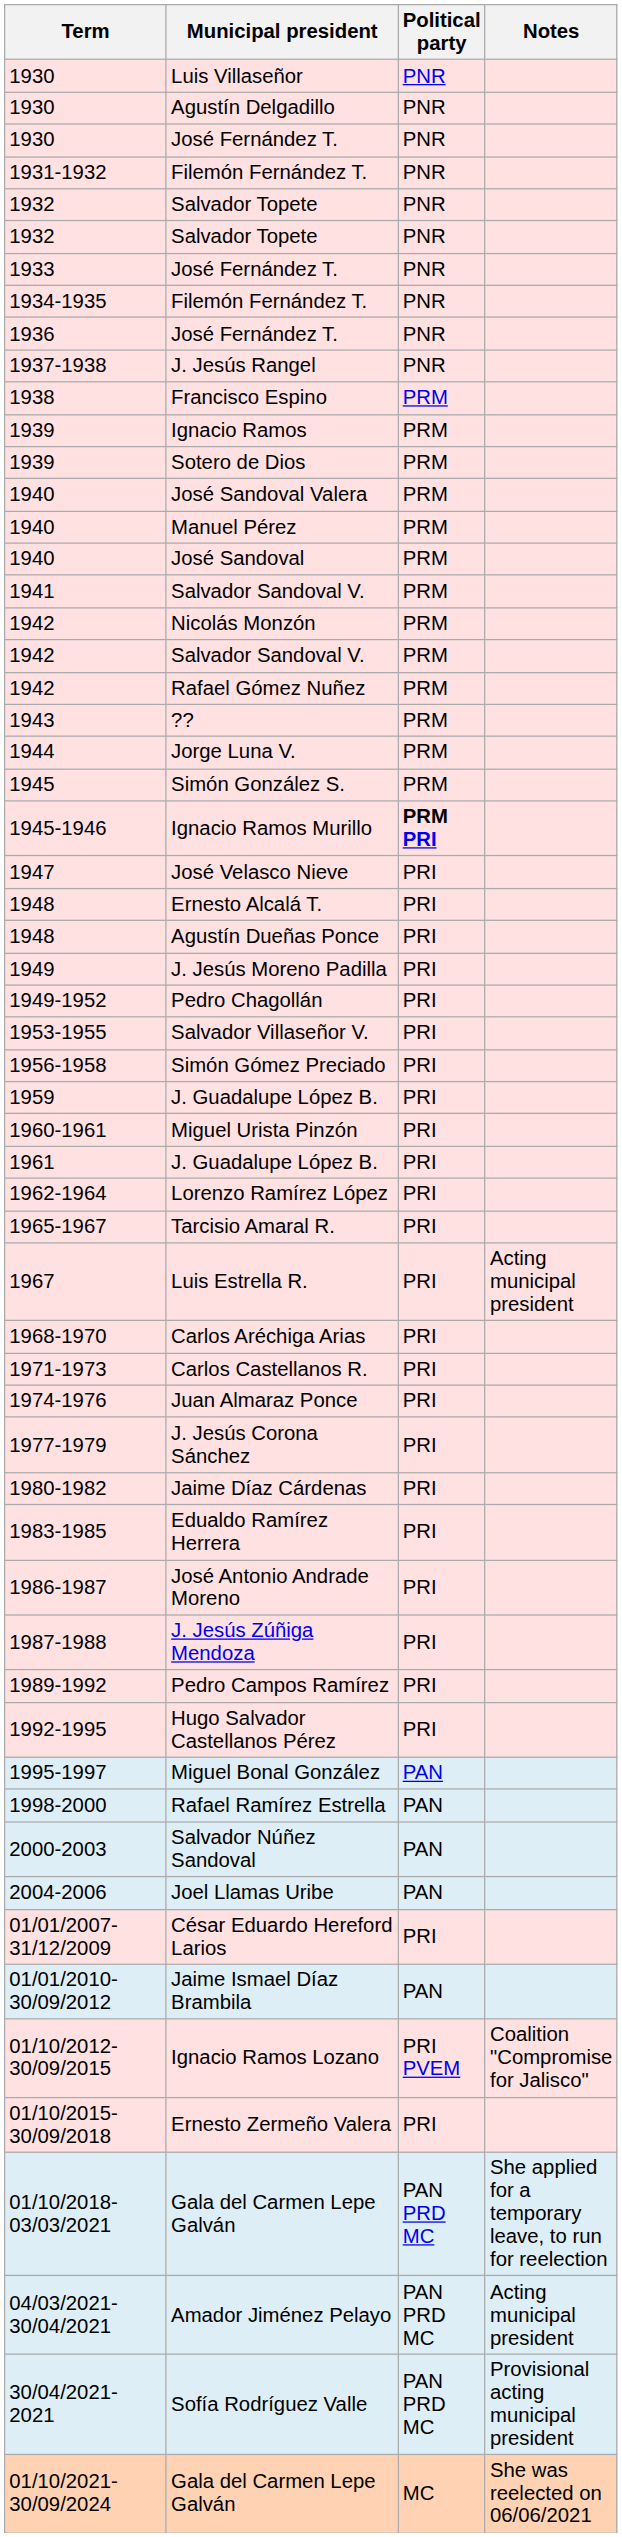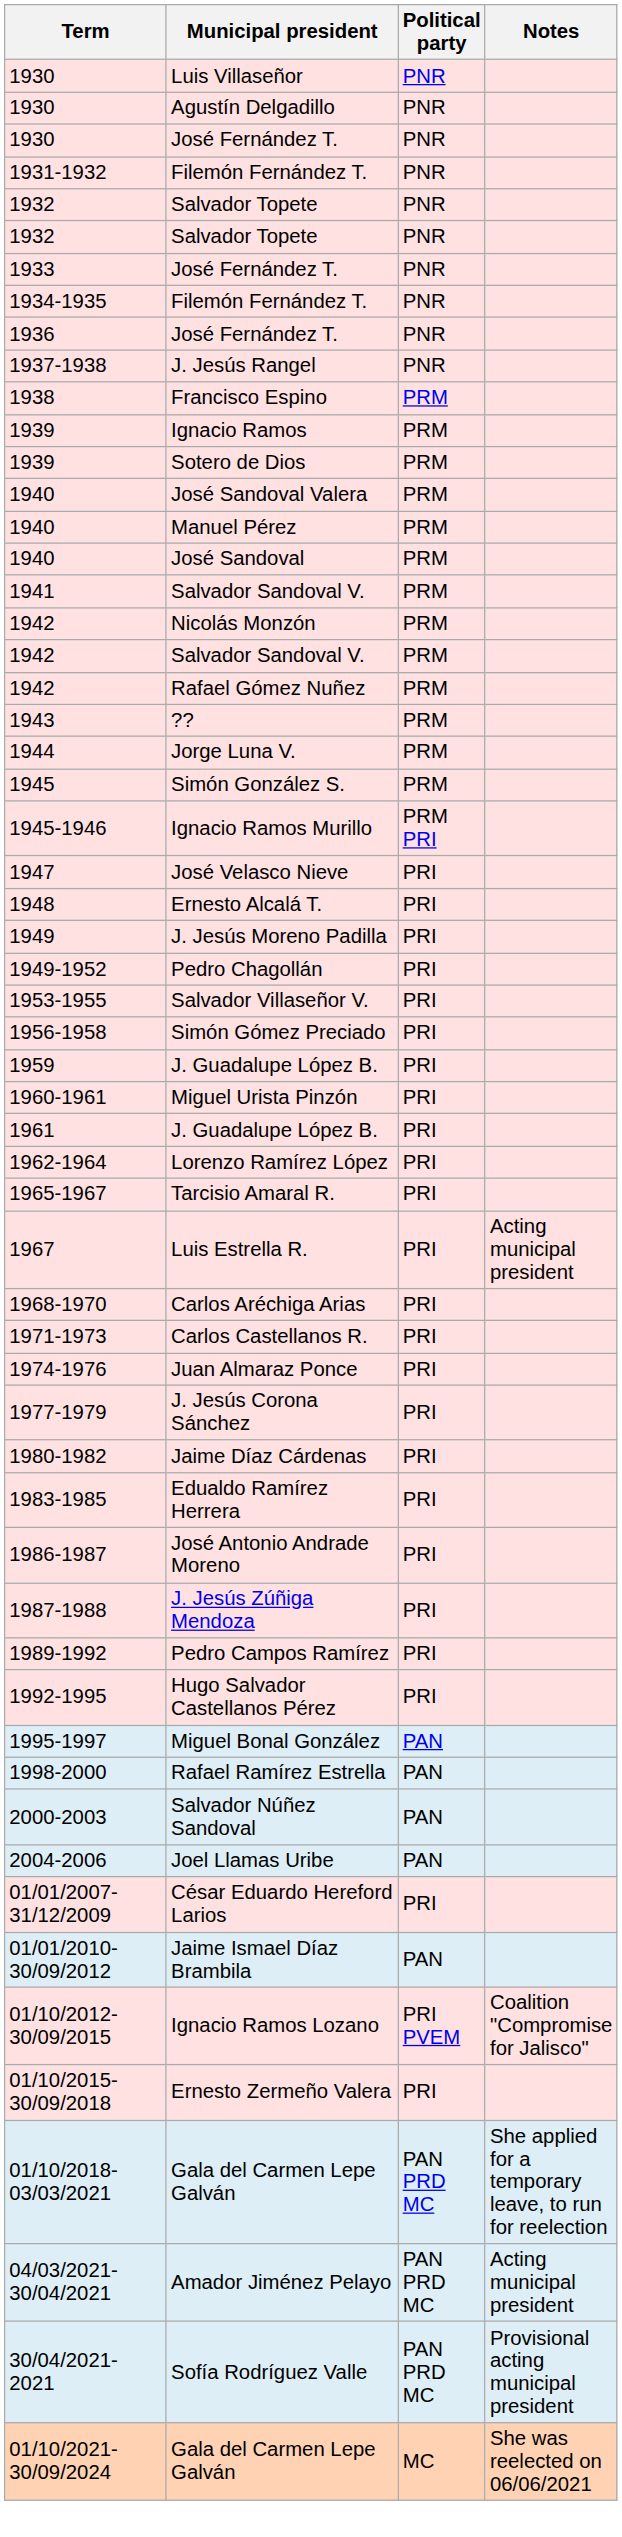(425, 828) bold -> (425, 828) normal
- row: (32, 936)
